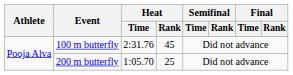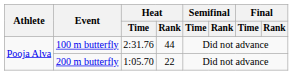(170, 45) 45 -> (170, 45) 44
(170, 62) 25 -> (170, 62) 22
